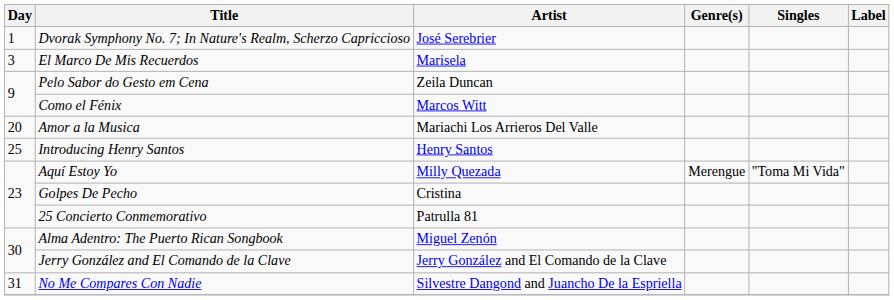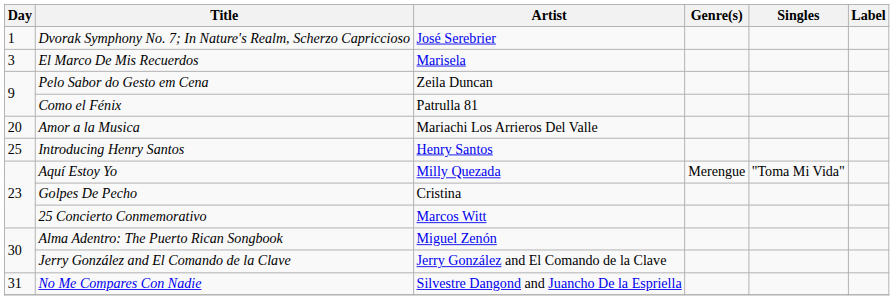(452, 104) Marcos Witt -> (447, 104) Patrulla 81
(447, 216) Patrulla 81 -> (452, 216) Marcos Witt
